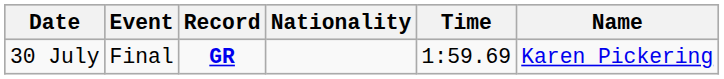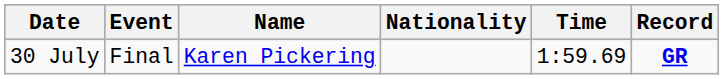columns swapped: (617, 22) <-> (222, 22)
